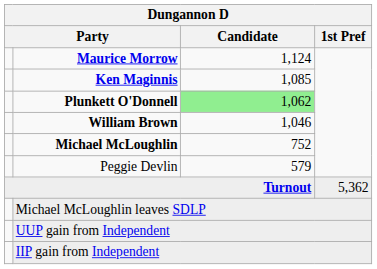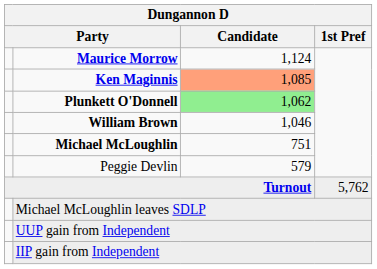(296, 79) no background -> (296, 79) lightsalmon background
(301, 144) 752 -> (301, 144) 751
(353, 187) 5,362 -> (353, 187) 5,762
